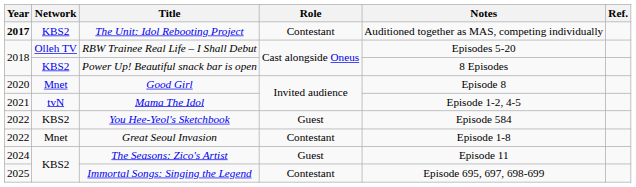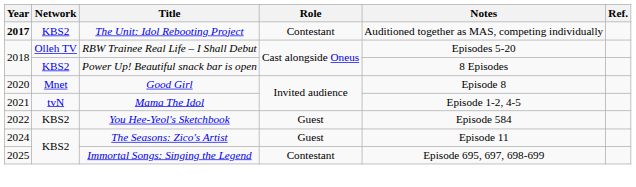- row: (169, 137)
